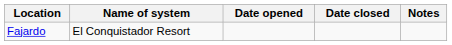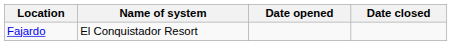- column: (424, 13)
